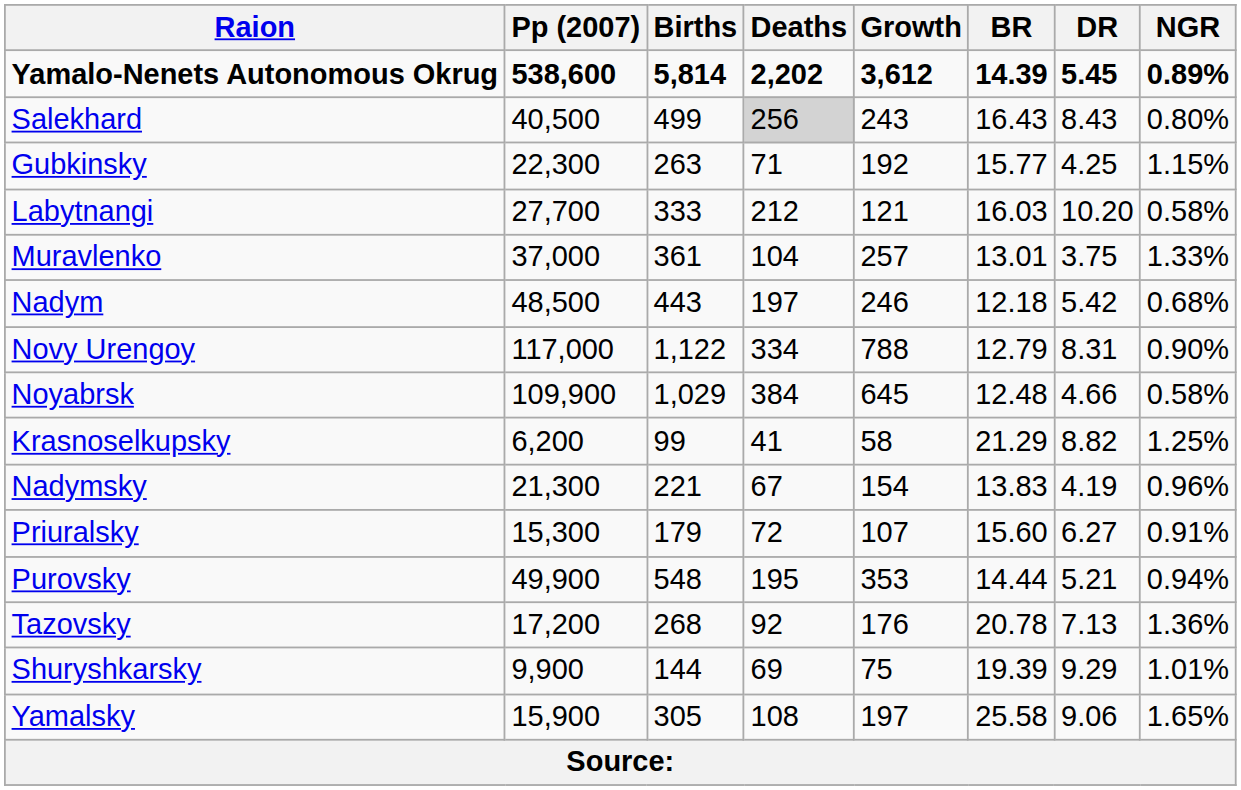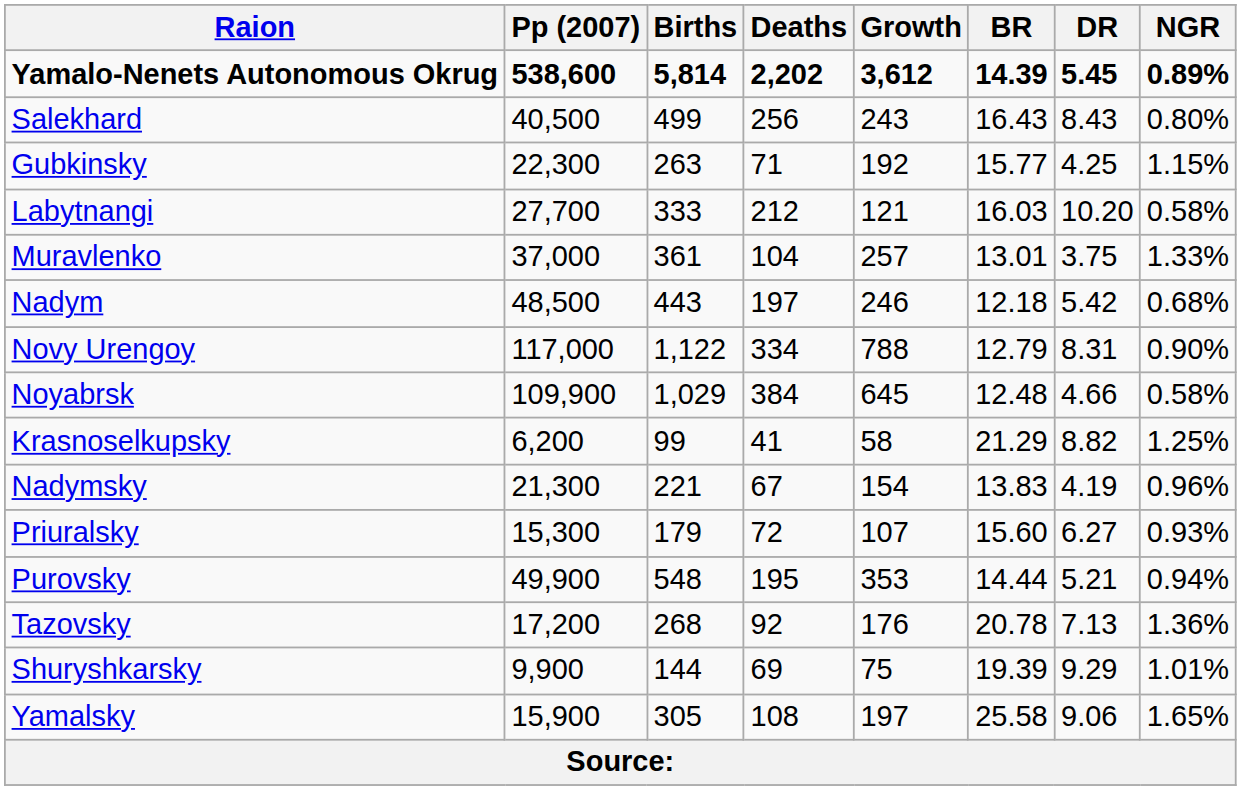(775, 119) lightgrey background -> (775, 119) no background
(1188, 532) 0.91% -> (1188, 532) 0.93%
